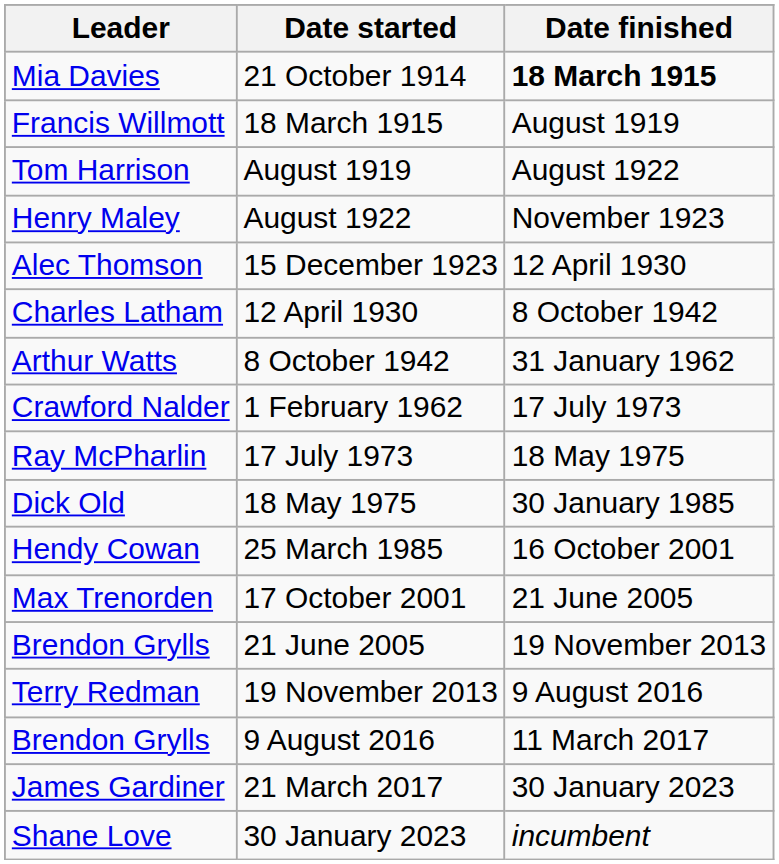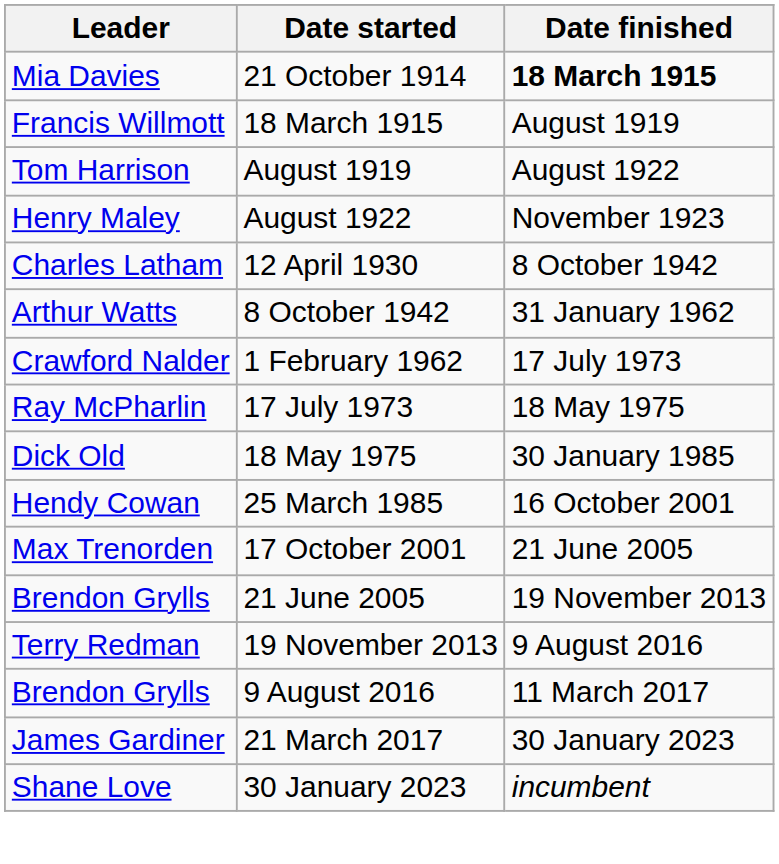- row: (371, 265)
